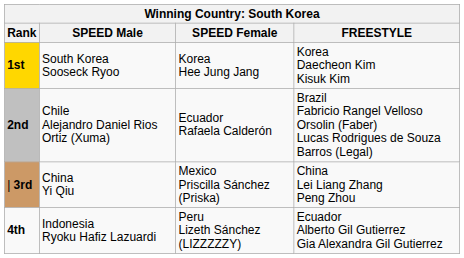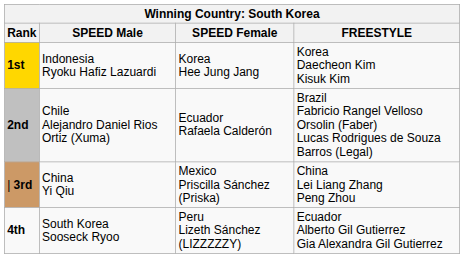(81, 65) South Korea Sooseck Ryoo -> (99, 65) Indonesia Ryoku Hafiz Lazuardi
(99, 230) Indonesia Ryoku Hafiz Lazuardi -> (81, 230) South Korea Sooseck Ryoo
